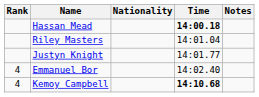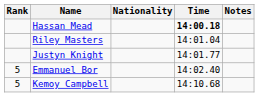(17, 70) 4 -> (17, 70) 5
(17, 85) 4 -> (17, 85) 5
(199, 85) bold -> (199, 85) normal
